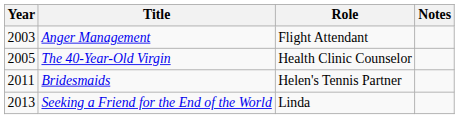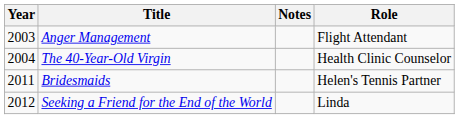columns swapped: (345, 15) <-> (435, 15)
(21, 59) 2005 -> (21, 59) 2004
(21, 102) 2013 -> (21, 102) 2012
